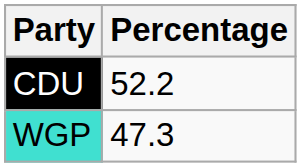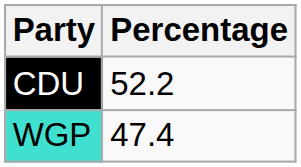(142, 135) 47.3 -> (142, 135) 47.4
